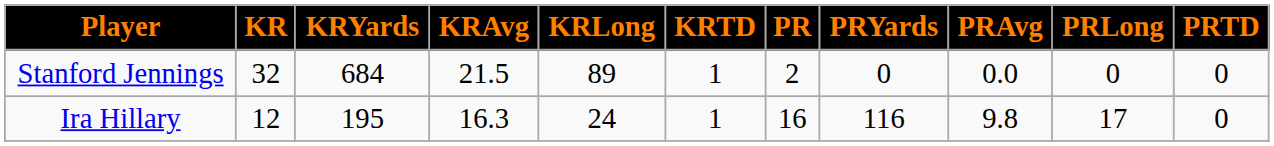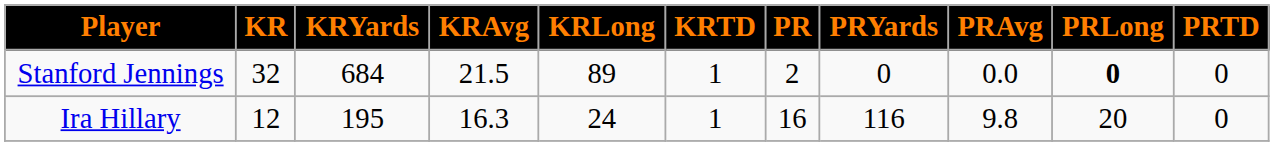(1113, 72) normal -> (1113, 72) bold
(1113, 118) 17 -> (1113, 118) 20
